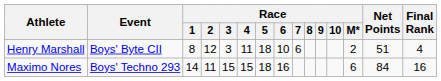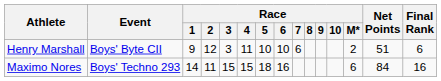(192, 49) 8 -> (192, 49) 9
(265, 49) 18 -> (265, 49) 10
(420, 49) 4 -> (420, 49) 6
